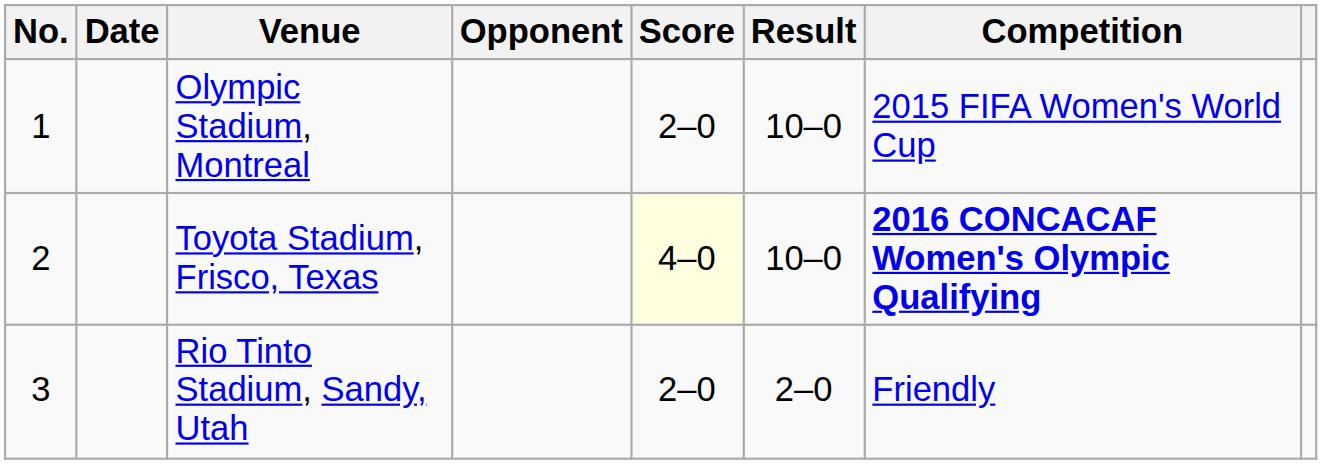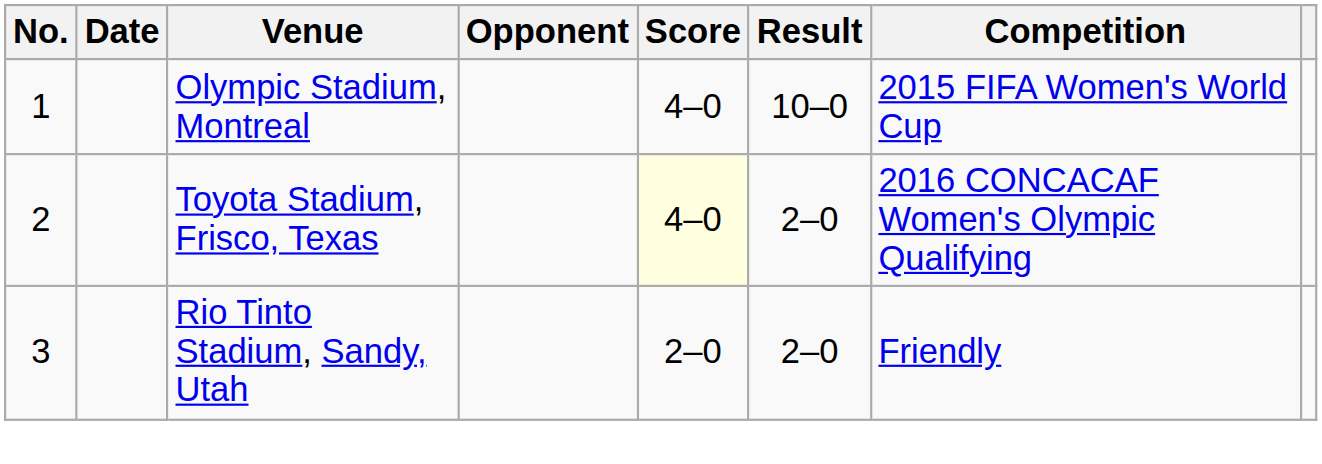(687, 125) 2–0 -> (693, 106) 4–0
(804, 258) 10–0 -> (810, 219) 2–0
(1021, 258) bold -> (1019, 219) normal
